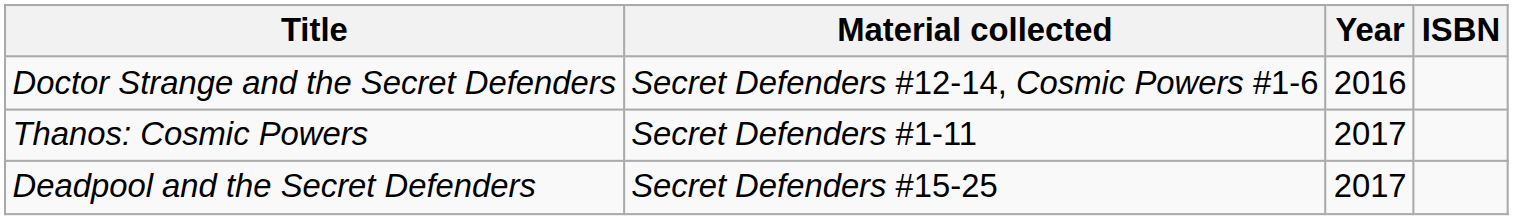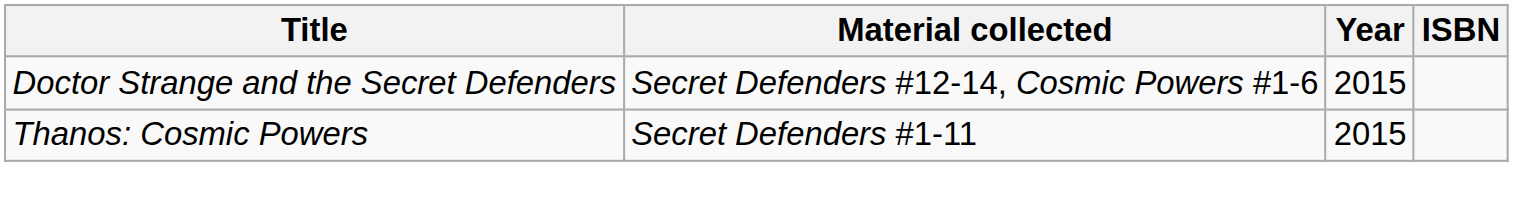(1370, 82) 2016 -> (1370, 82) 2015
(1370, 134) 2017 -> (1370, 134) 2015
- row: (274, 186)
